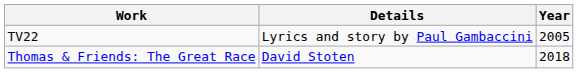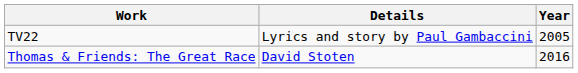(554, 57) 2018 -> (554, 57) 2016
